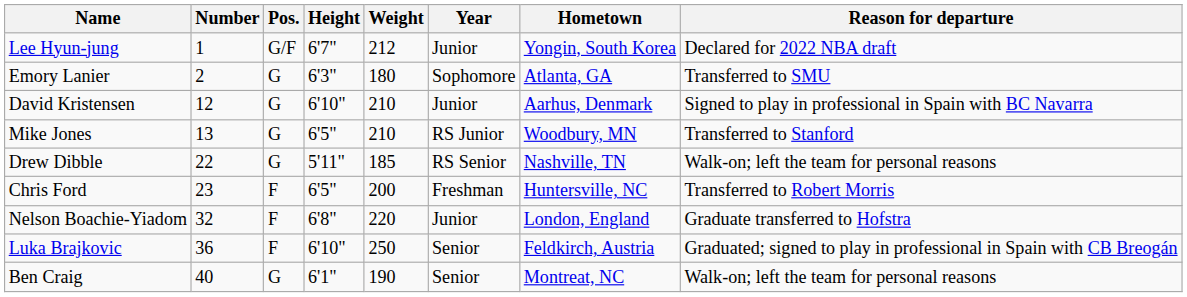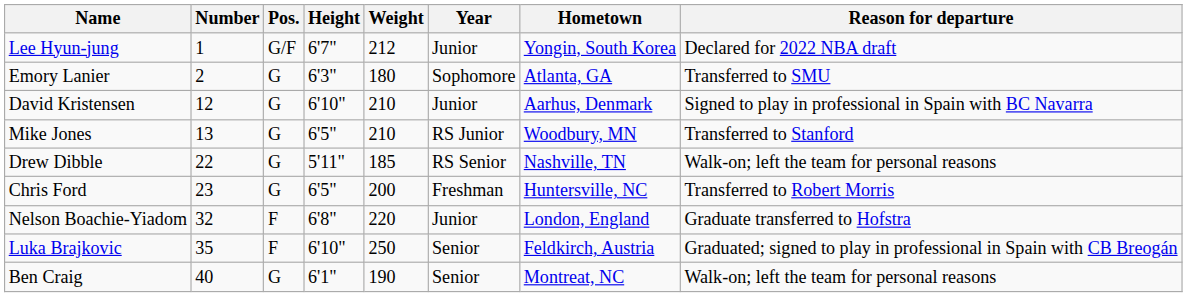(273, 190) F -> (274, 190) G
(204, 248) 36 -> (204, 248) 35
